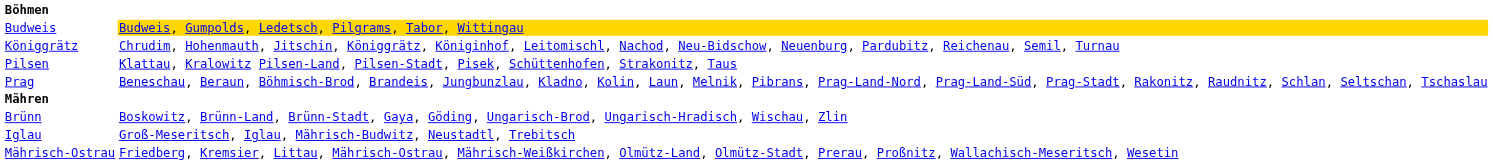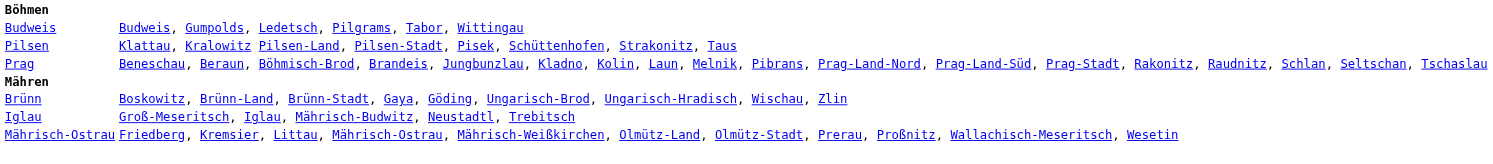(321, 28) gold background -> (321, 28) no background
- row: (42, 46)
